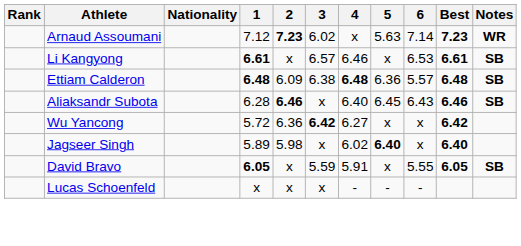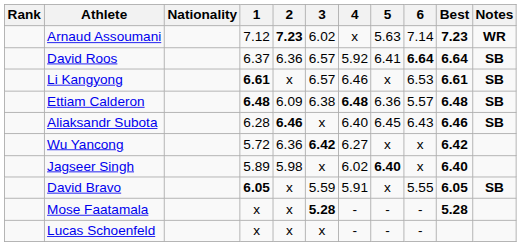+ row: (82, 58)
+ row: (98, 209)
